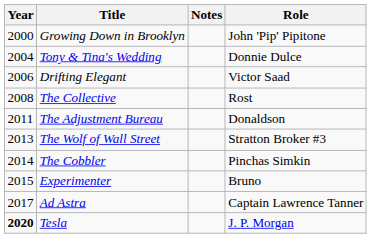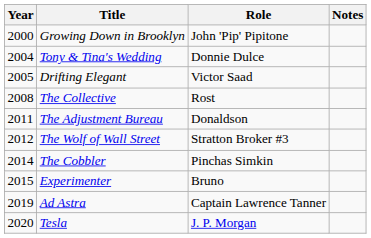columns swapped: (296, 14) <-> (207, 14)
(21, 77) 2006 -> (21, 77) 2005
(21, 139) 2013 -> (21, 139) 2012
(21, 202) 2017 -> (21, 202) 2019
(21, 222) bold -> (21, 222) normal
